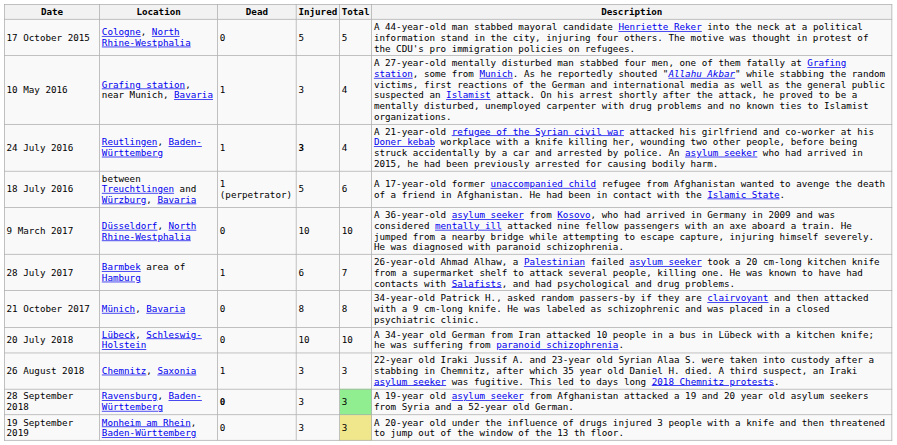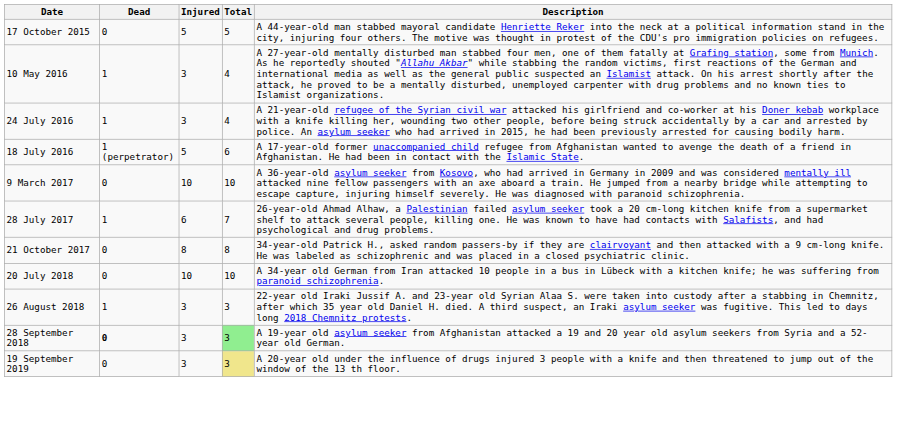- column: (159, 12)
(301, 148) bold -> (184, 121) normal
